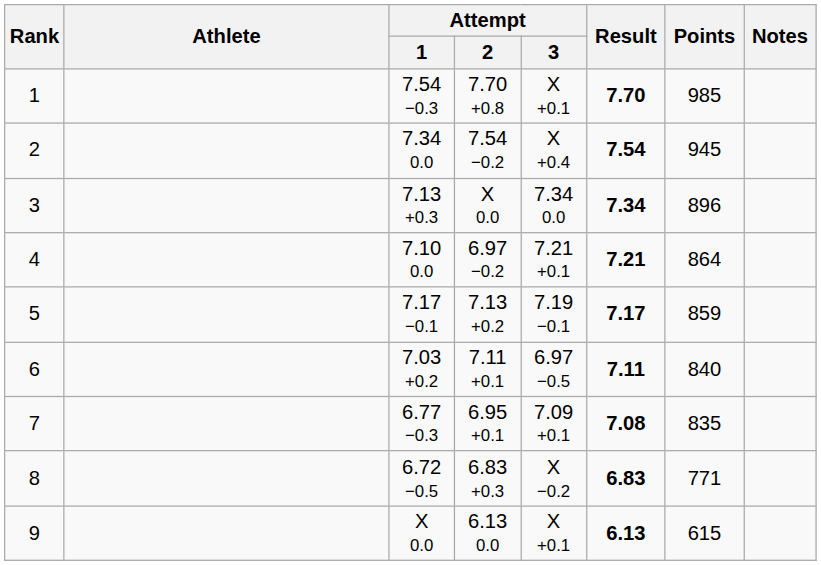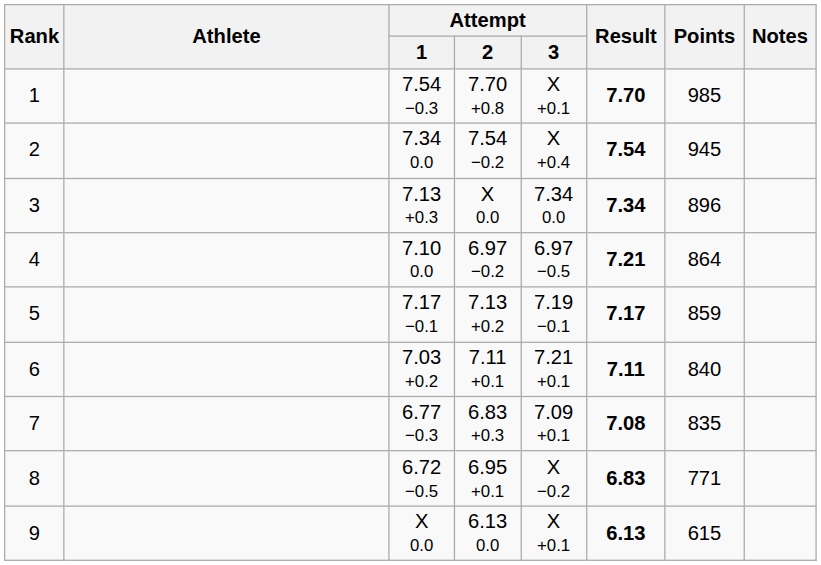(554, 259) 7.21 +0.1 -> (554, 259) 6.97 −0.5
(554, 369) 6.97 −0.5 -> (554, 369) 7.21 +0.1
(488, 423) 6.95 +0.1 -> (488, 423) 6.83 +0.3
(488, 478) 6.83 +0.3 -> (488, 478) 6.95 +0.1
